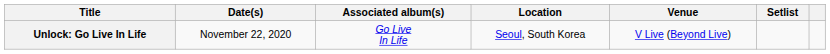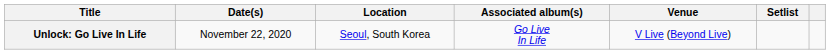columns swapped: (393, 12) <-> (540, 12)
